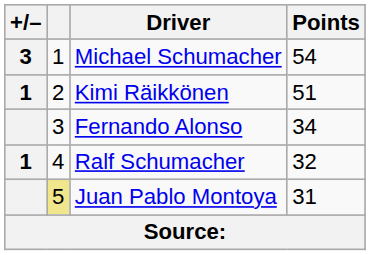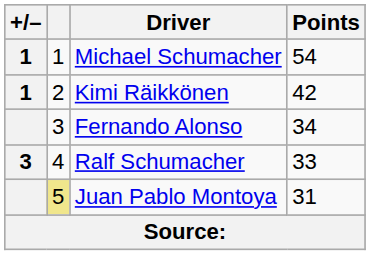(26, 57) 3 -> (26, 57) 1
(305, 92) 51 -> (305, 92) 42
(26, 162) 1 -> (26, 162) 3
(305, 162) 32 -> (305, 162) 33
